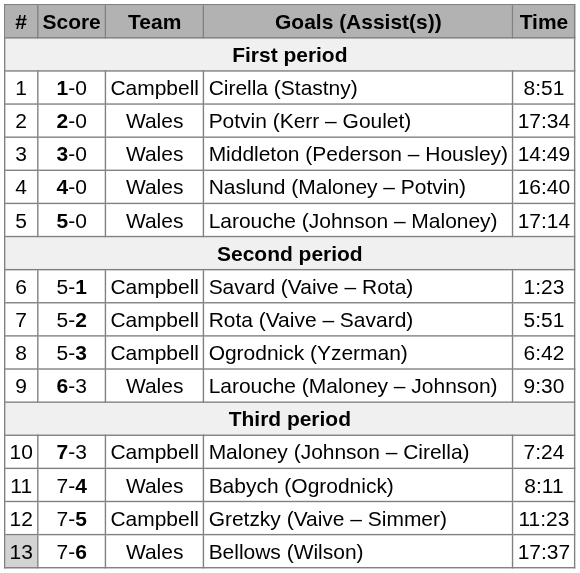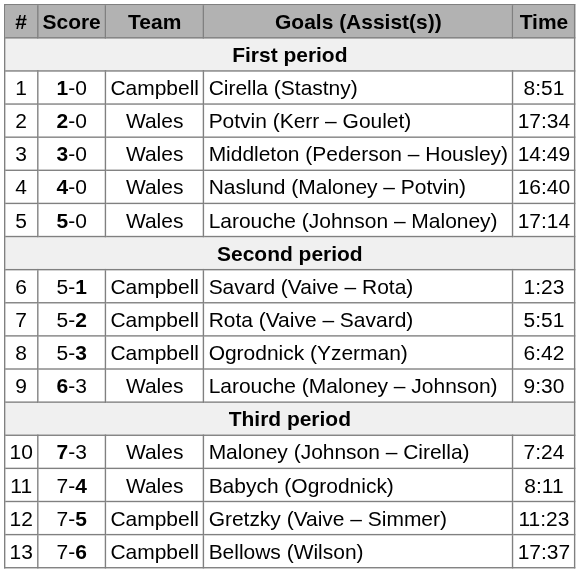(155, 452) Campbell -> (155, 452) Wales
(21, 551) lightgrey background -> (21, 551) no background
(155, 551) Wales -> (155, 551) Campbell
